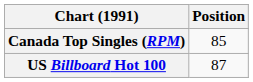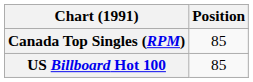(219, 65) 87 -> (219, 65) 85
